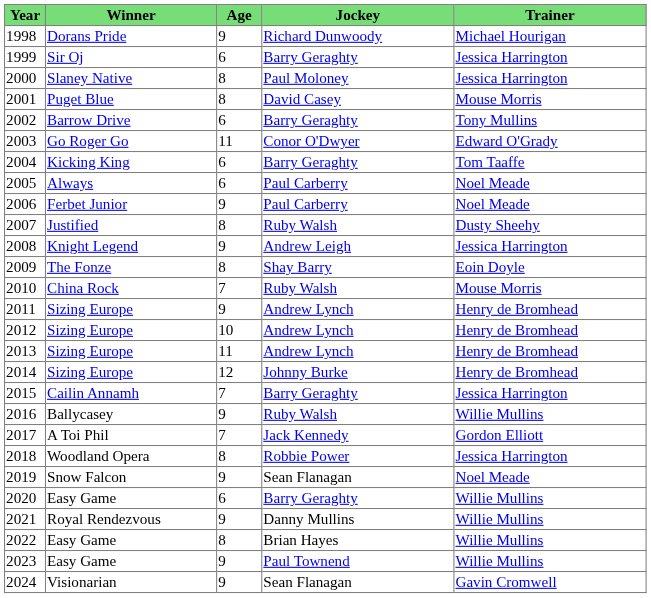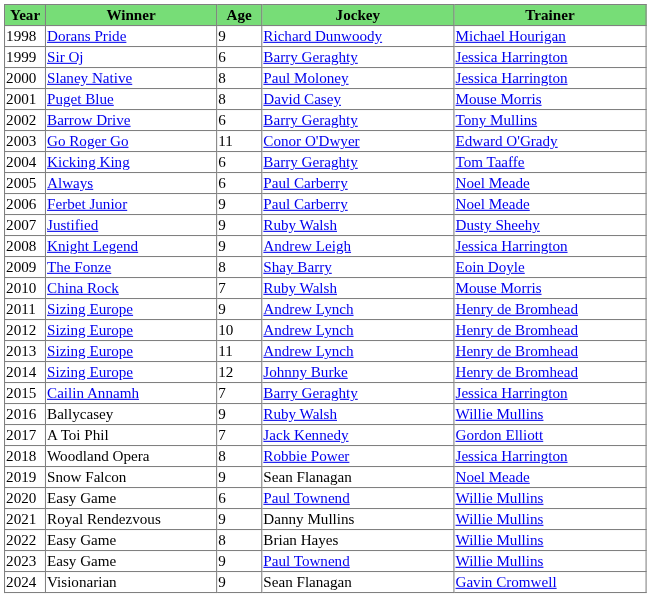(222, 224) 8 -> (222, 224) 9
(311, 497) Barry Geraghty -> (307, 497) Paul Townend
